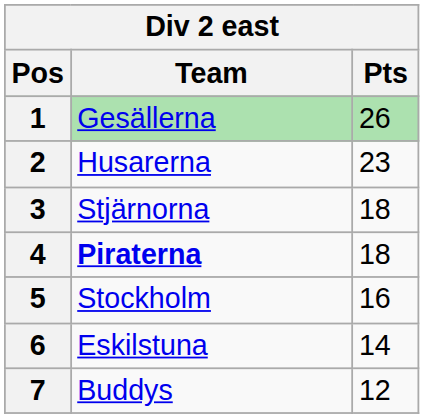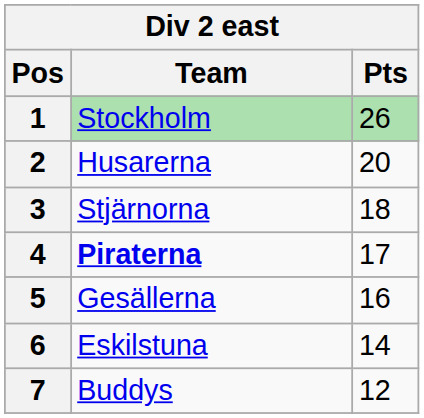(146, 118) Gesällerna -> (144, 118) Stockholm
(375, 163) 23 -> (375, 163) 20
(375, 254) 18 -> (375, 254) 17
(144, 299) Stockholm -> (146, 299) Gesällerna
